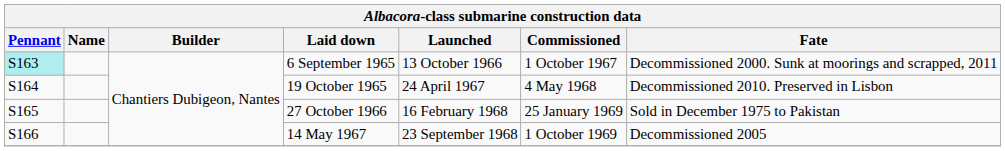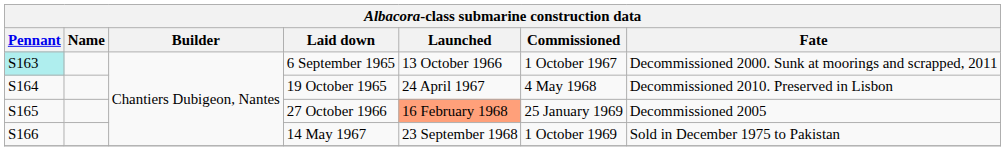(455, 110) no background -> (455, 110) lightsalmon background
(735, 110) Sold in December 1975 to Pakistan -> (698, 110) Decommissioned 2005
(698, 134) Decommissioned 2005 -> (735, 134) Sold in December 1975 to Pakistan
